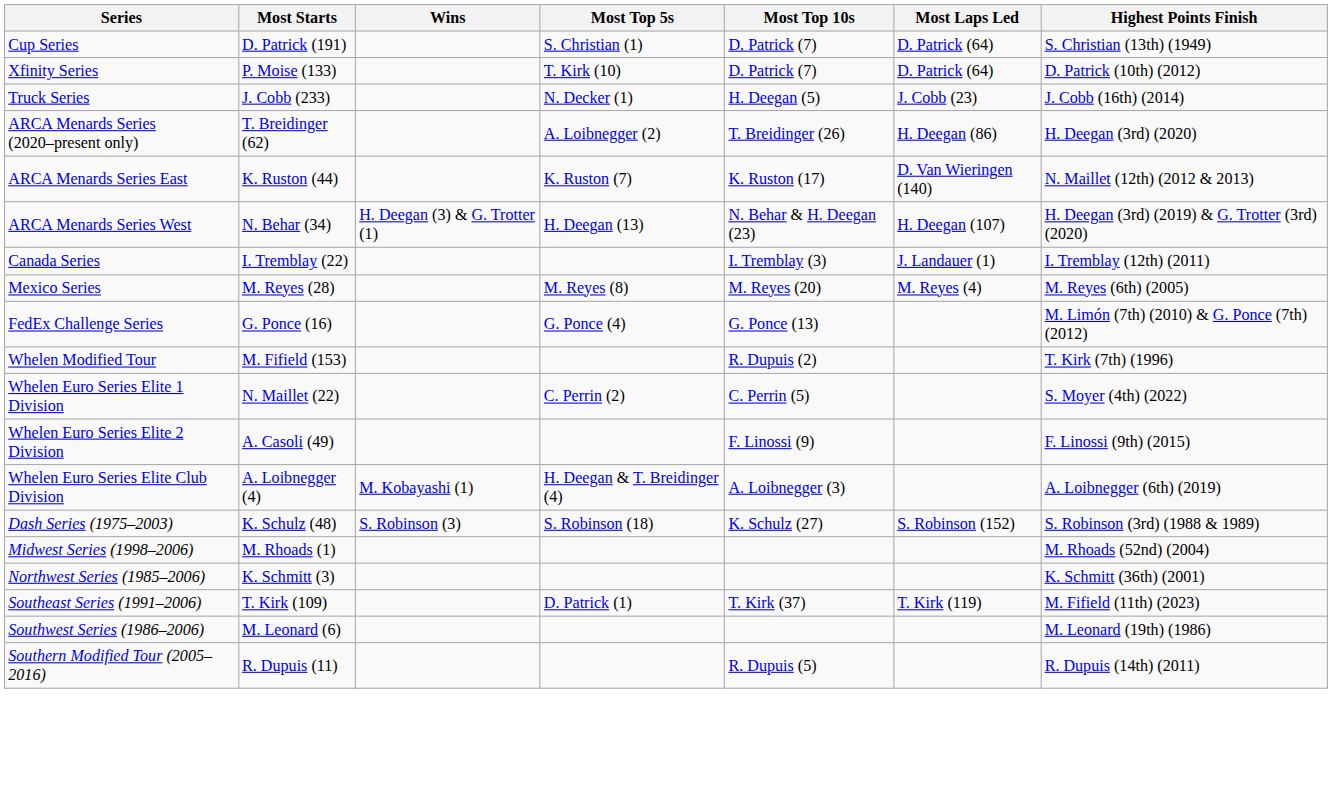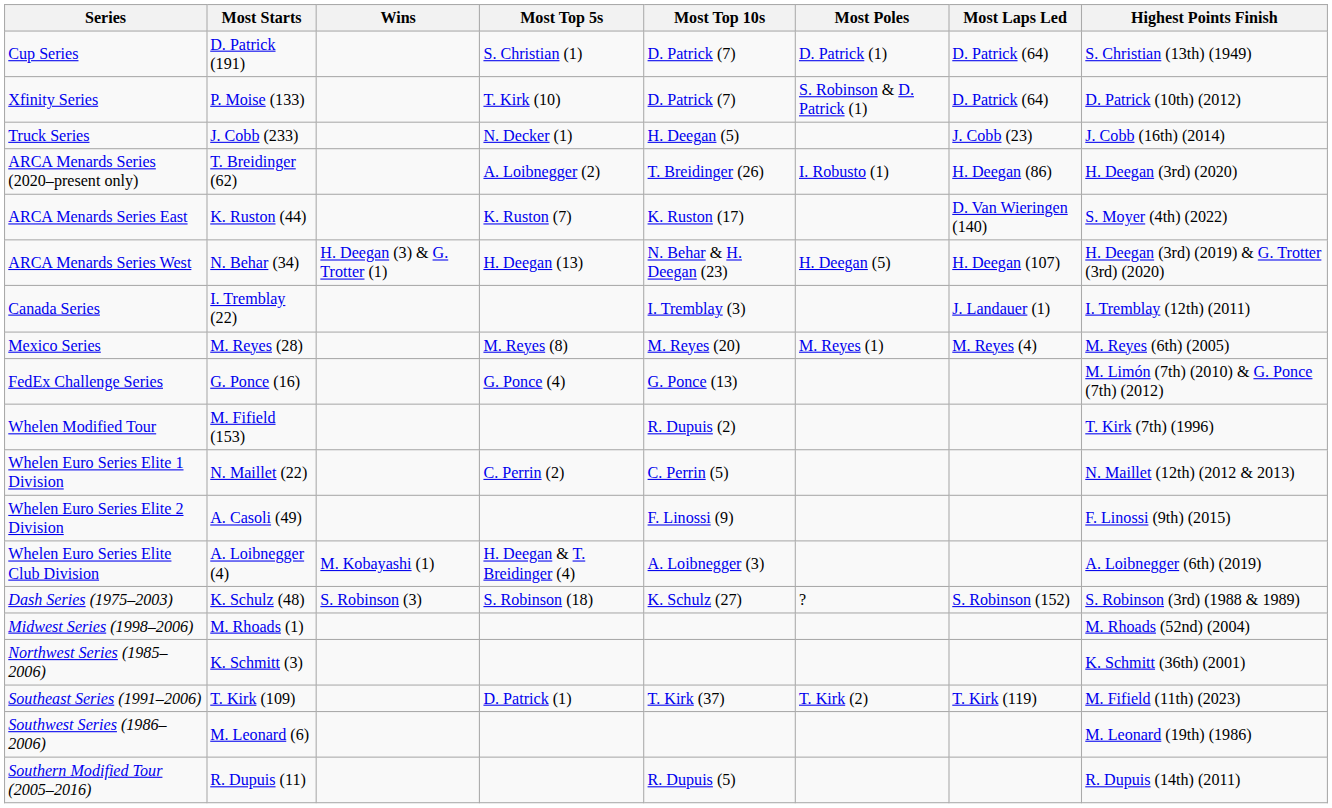+ column: (872, 17)
(1149, 179) N. Maillet (12th) (2012 & 2013) -> (1156, 217) S. Moyer (4th) (2022)
(1116, 396) S. Moyer (4th) (2022) -> (1190, 472) N. Maillet (12th) (2012 & 2013)
